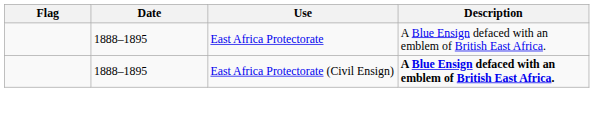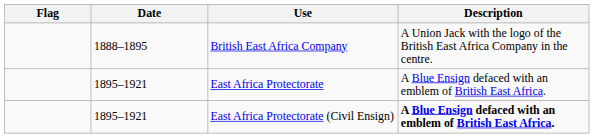+ row: (279, 45)
(121, 39) 1888–1895 -> (121, 84) 1895–1921
(121, 71) 1888–1895 -> (121, 116) 1895–1921
